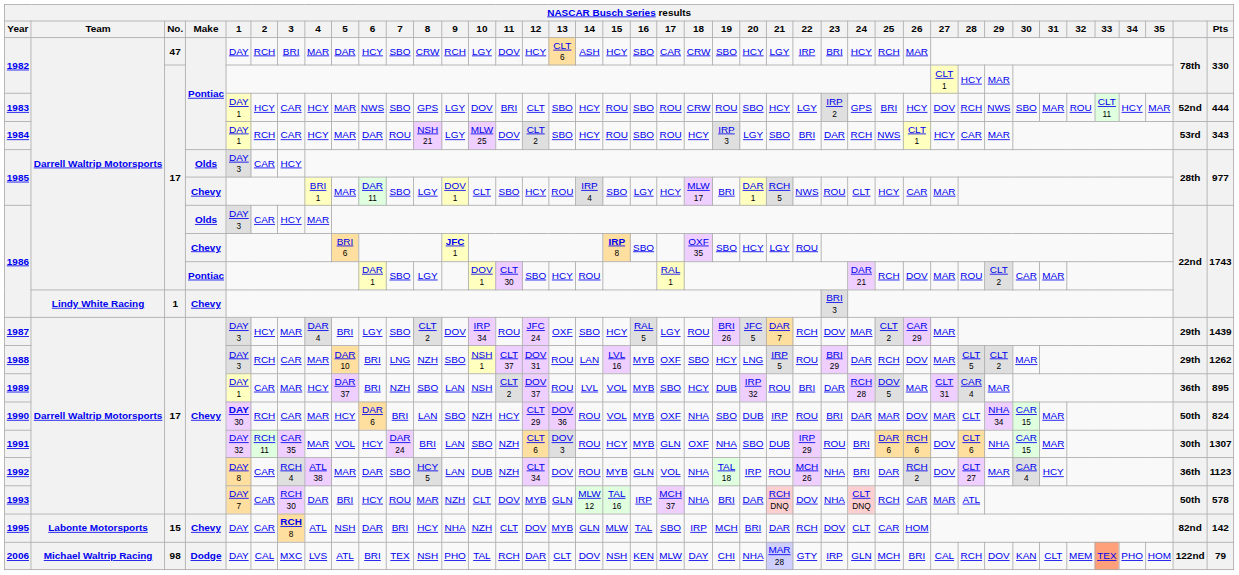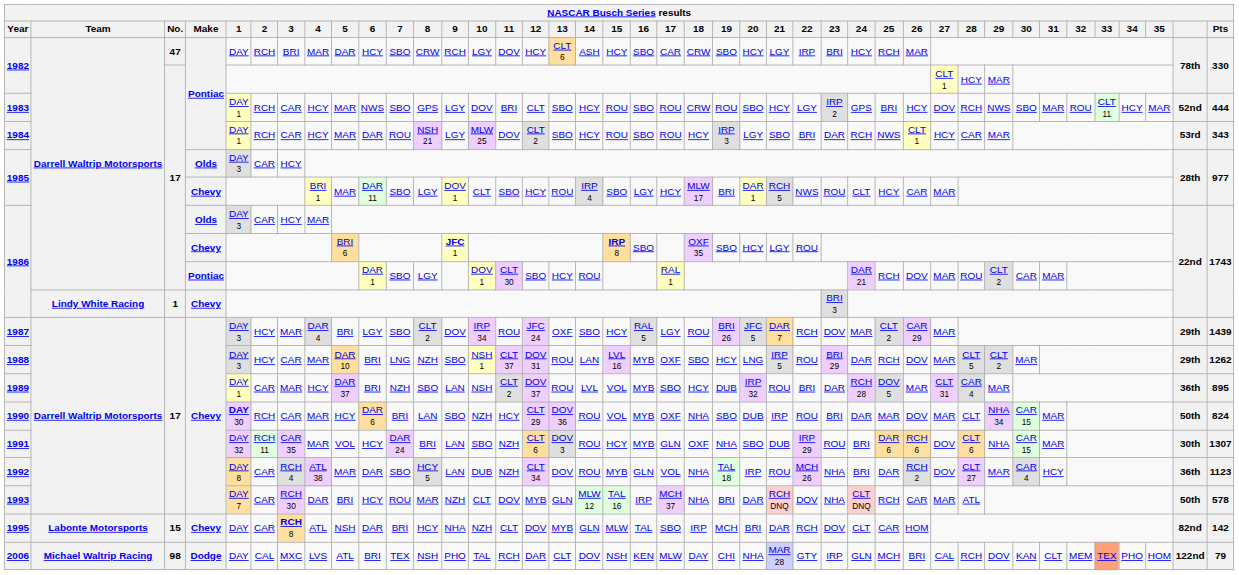(264, 107) HCY -> (264, 107) RCH
(264, 360) RCH -> (264, 360) HCY
